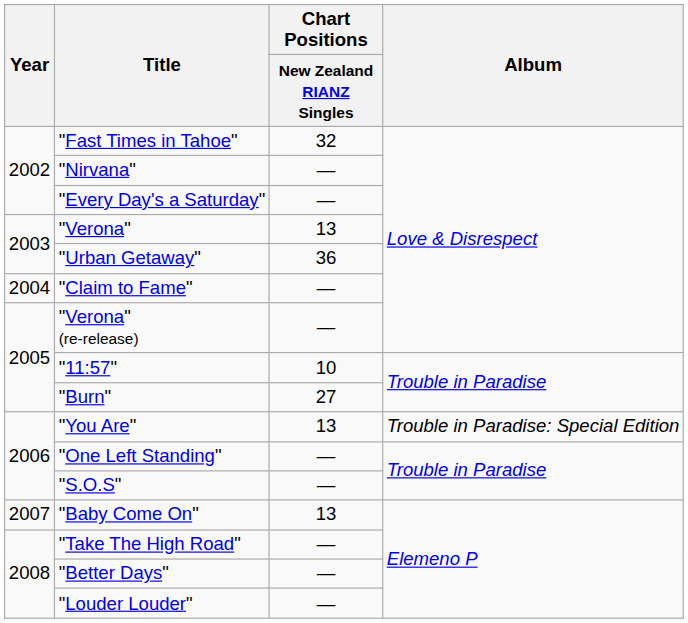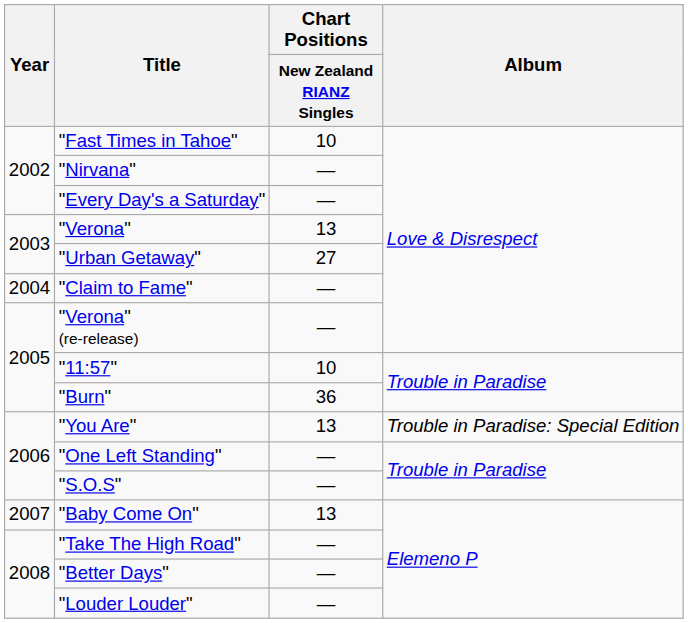(326, 140) 32 -> (326, 140) 10
(326, 258) 36 -> (326, 258) 27
(326, 397) 27 -> (326, 397) 36
